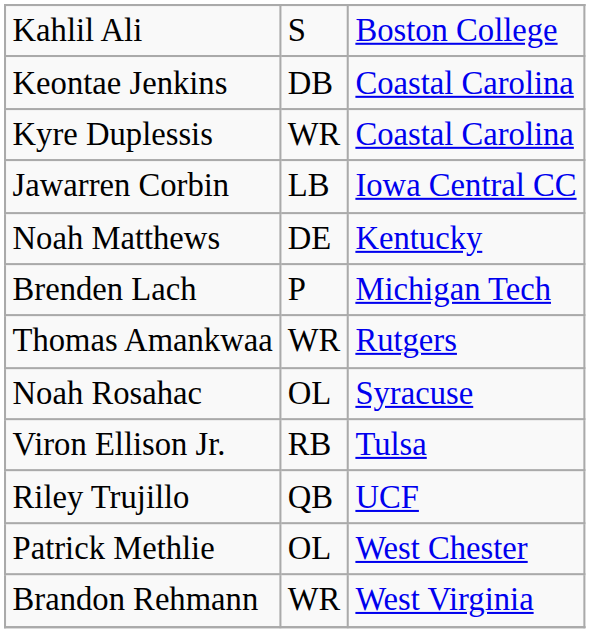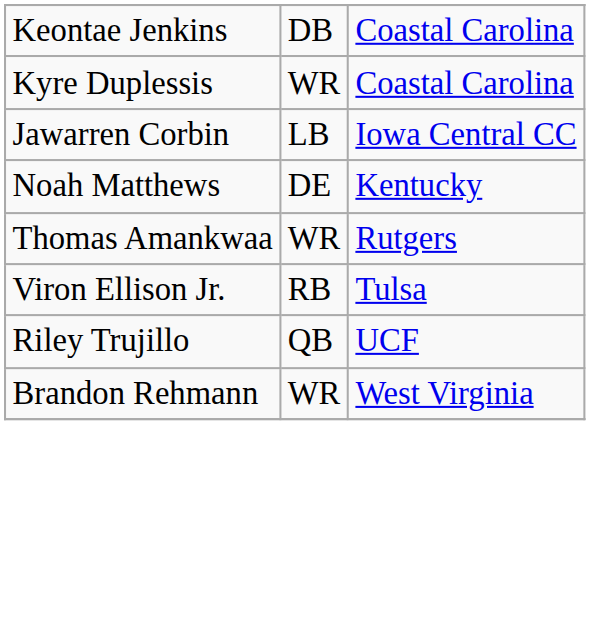- row: (77, 30)
- row: (105, 289)
- row: (107, 392)
- row: (114, 548)
